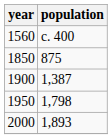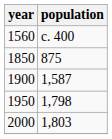(56, 79) 1,387 -> (56, 79) 1,587
(56, 123) 1,893 -> (56, 123) 1,803
